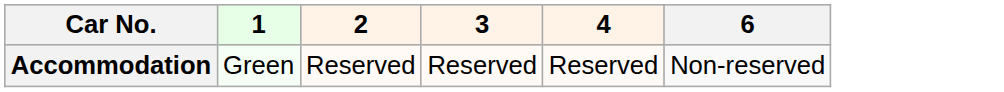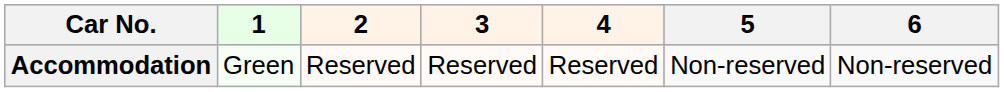+ column: (748, 24)
